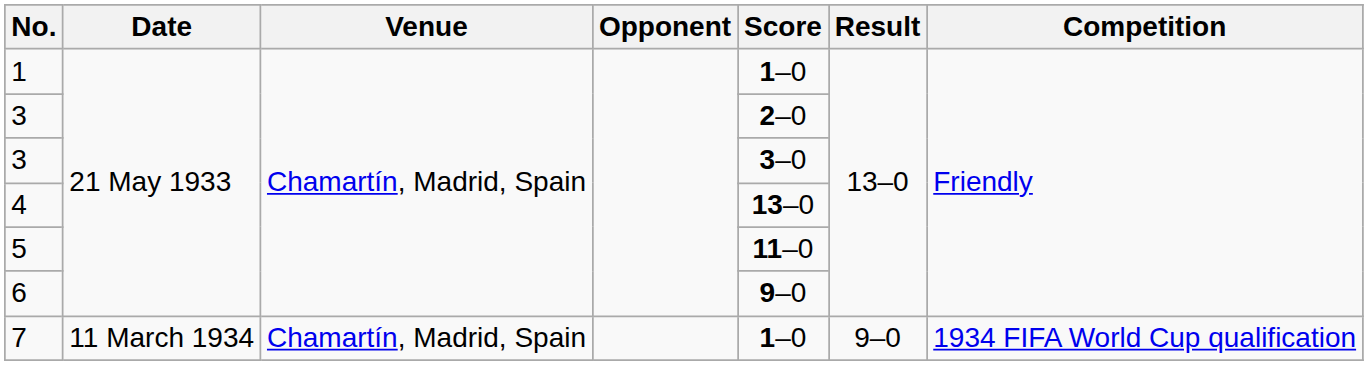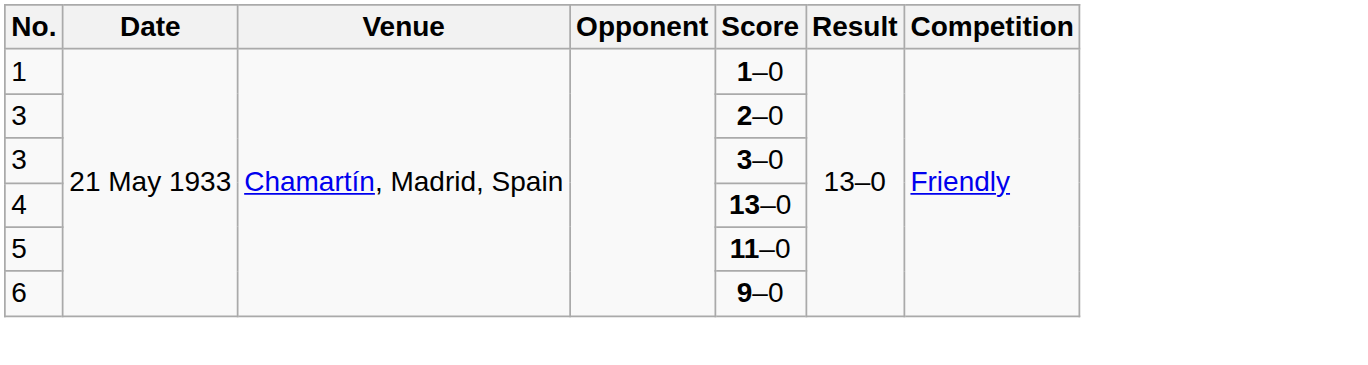- row: (19, 337)
